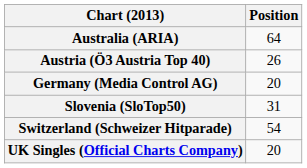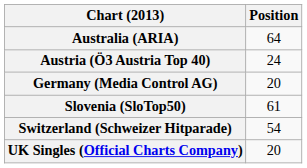(274, 60) 26 -> (274, 60) 24
(274, 106) 31 -> (274, 106) 61
